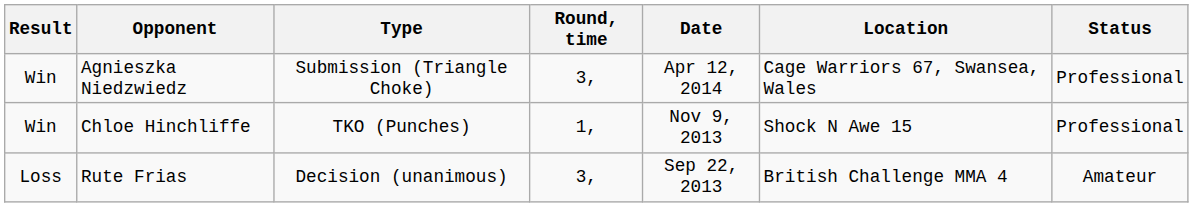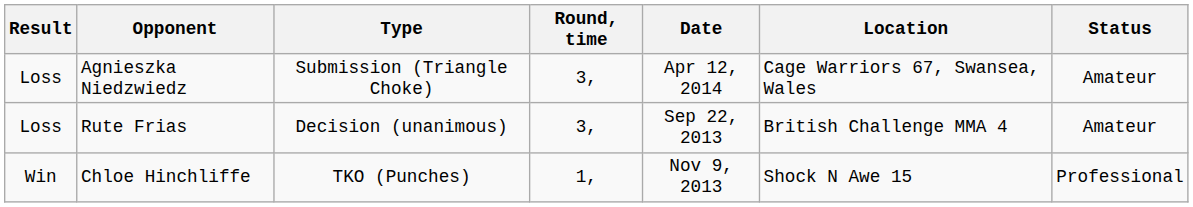(41, 79) Win -> (41, 79) Loss
(1120, 79) Professional -> (1120, 79) Amateur
rows swapped: (166, 128) <-> (134, 177)
